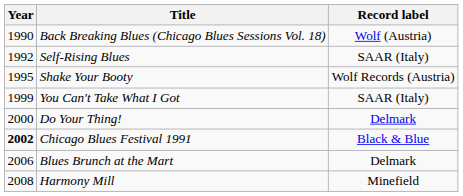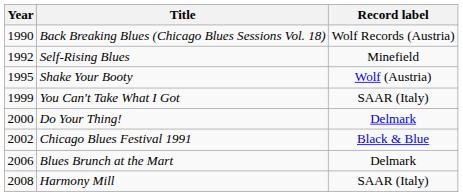(393, 35) Wolf (Austria) -> (393, 35) Wolf Records (Austria)
(393, 56) SAAR (Italy) -> (393, 56) Minefield
(393, 77) Wolf Records (Austria) -> (393, 77) Wolf (Austria)
(21, 139) bold -> (21, 139) normal
(393, 181) Minefield -> (393, 181) SAAR (Italy)
